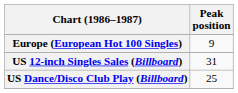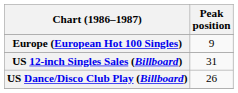(212, 79) 25 -> (212, 79) 26
